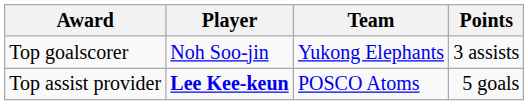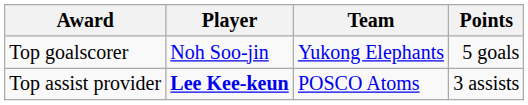(486, 52) 3 assists -> (491, 52) 5 goals
(491, 83) 5 goals -> (486, 83) 3 assists
